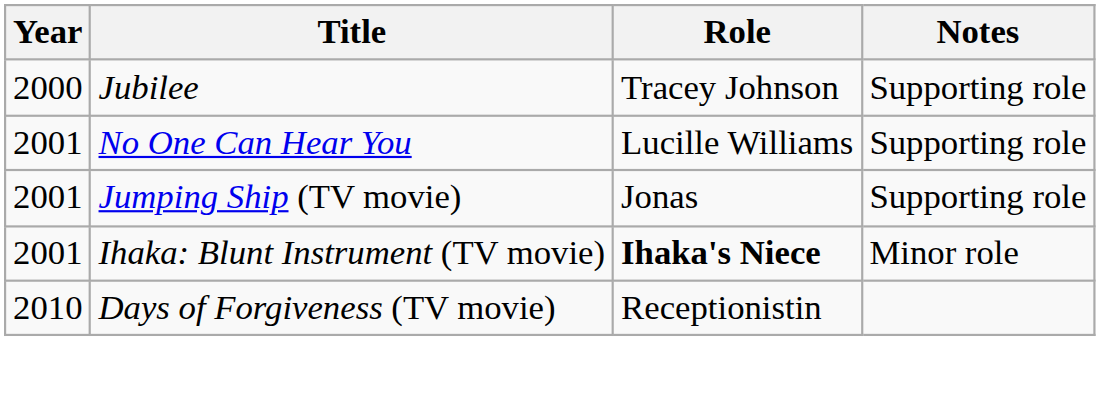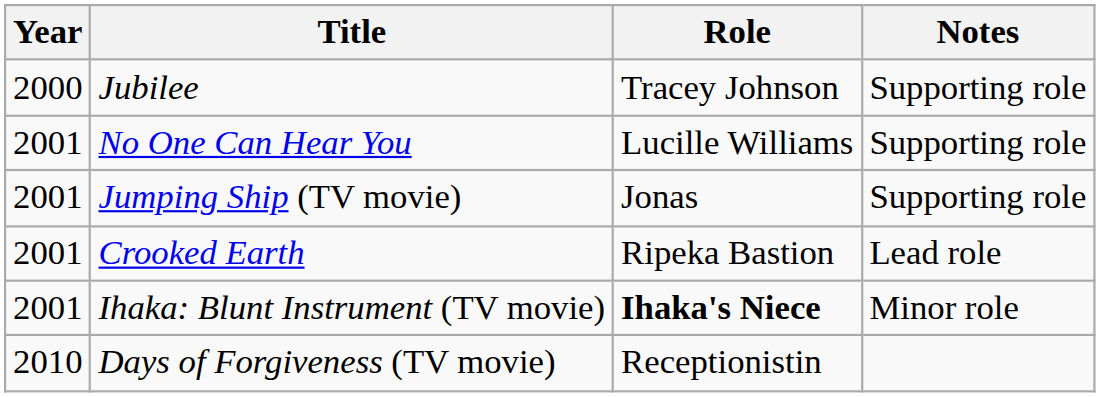+ row: (202, 252)
